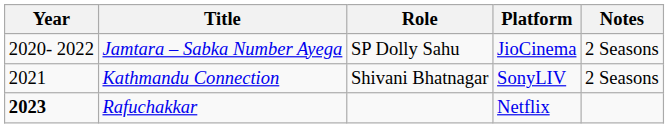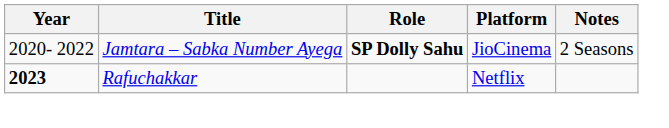(405, 48) normal -> (407, 48) bold
- row: (191, 78)
